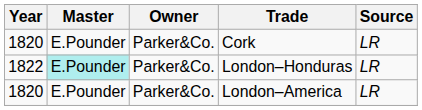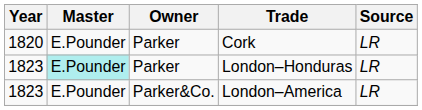(174, 42) Parker&Co. -> (156, 42) Parker
(26, 67) 1822 -> (26, 67) 1823
(174, 67) Parker&Co. -> (156, 67) Parker
(26, 92) 1820 -> (26, 92) 1823
